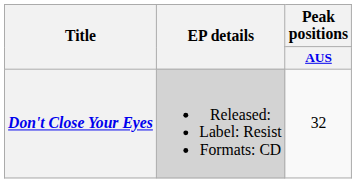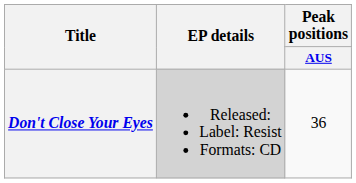(318, 123) 32 -> (318, 123) 36
